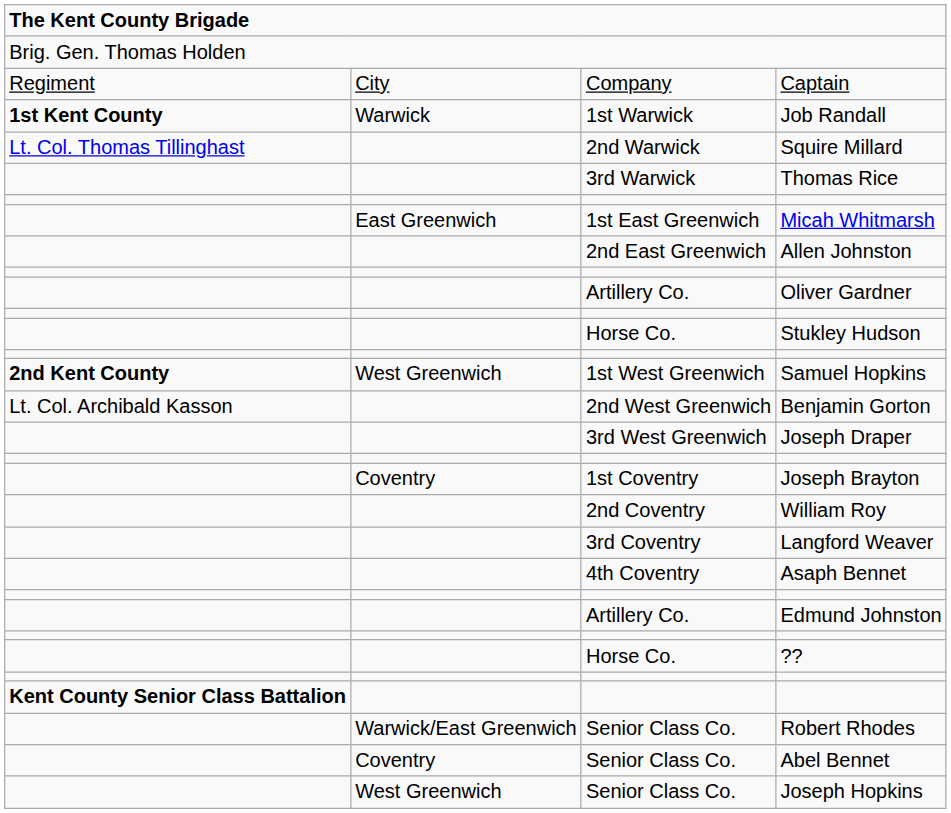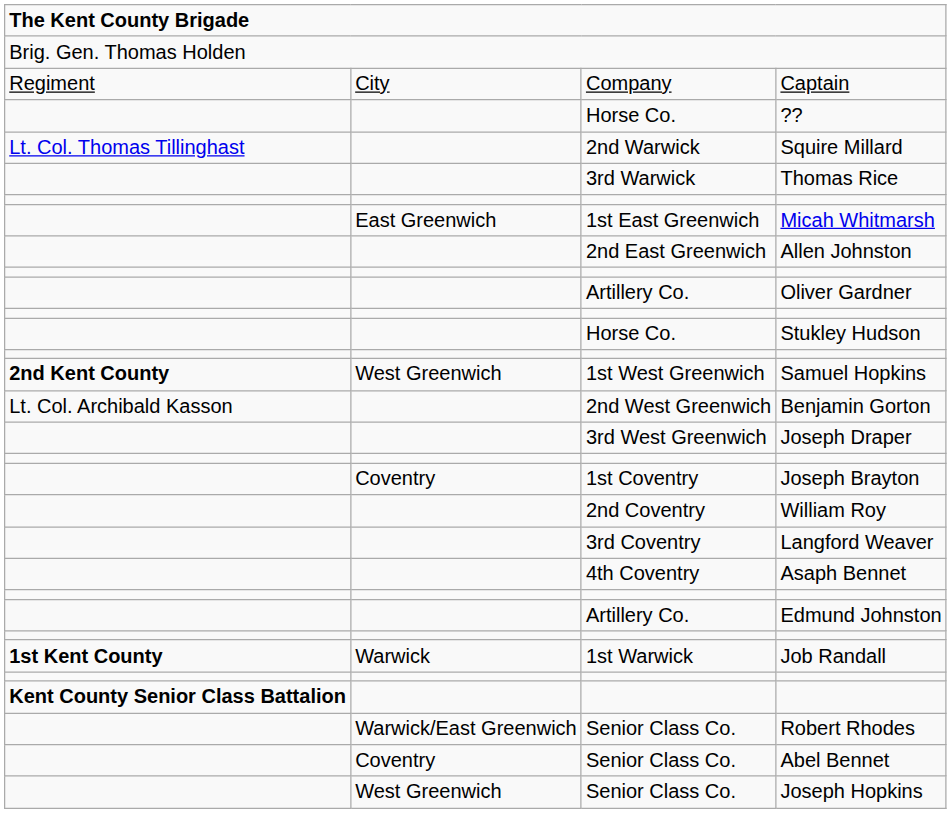rows swapped: (86, 115) <-> (178, 656)
